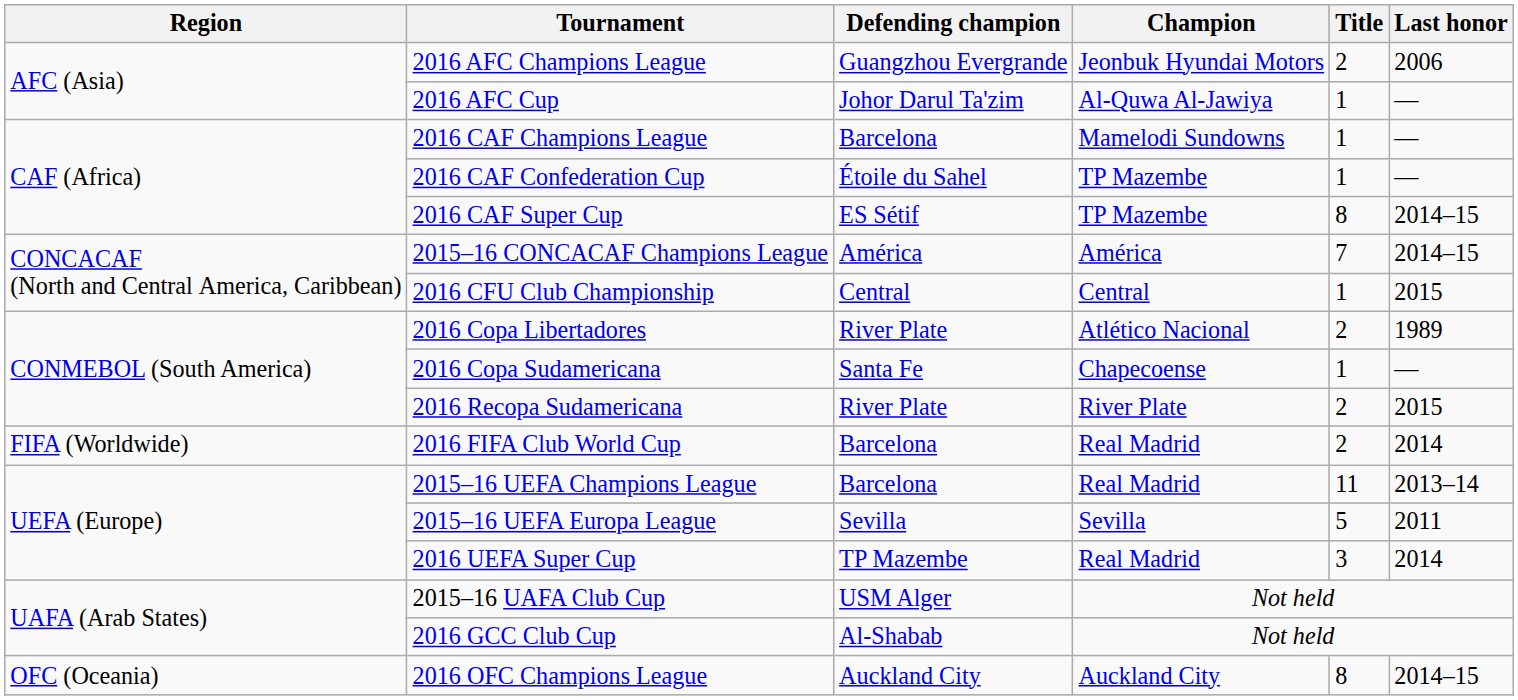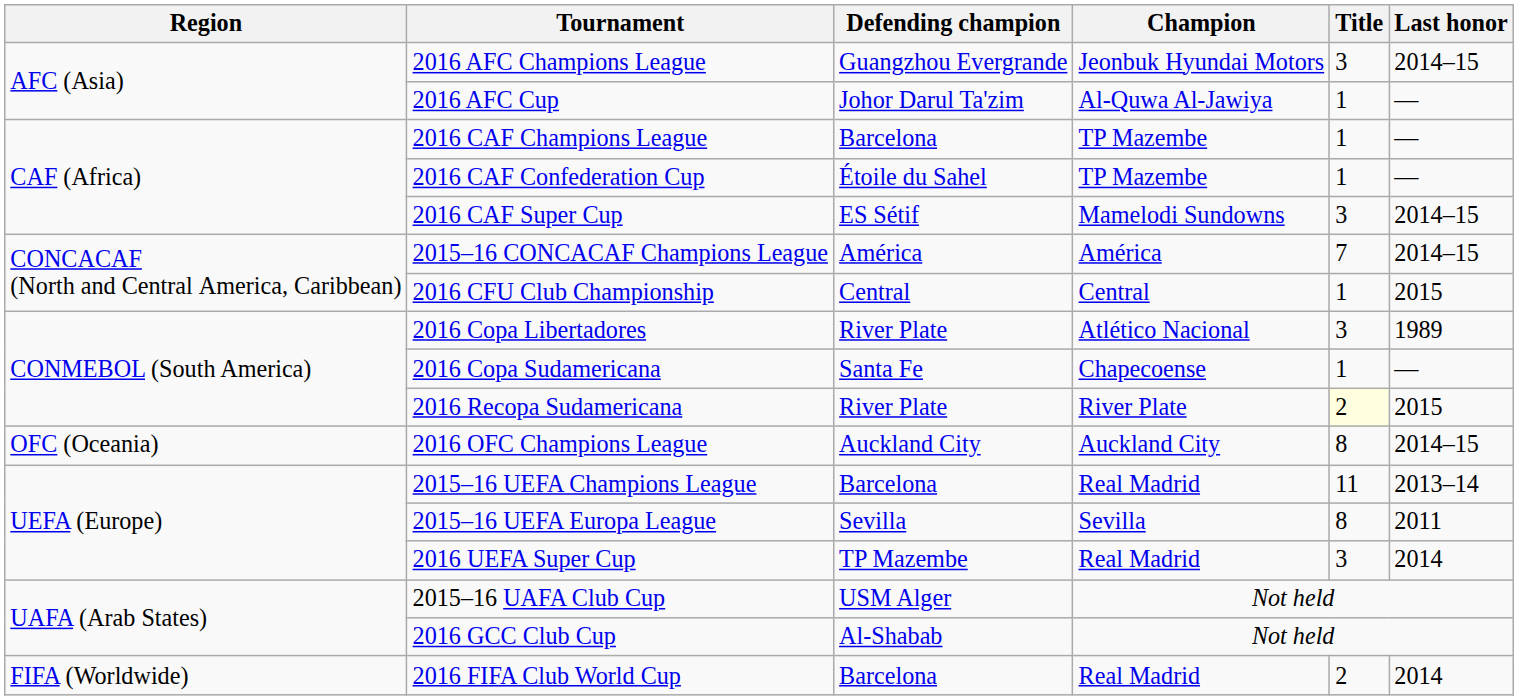(1341, 61) 2 -> (1341, 61) 3
(1418, 61) 2006 -> (1437, 61) 2014–15
(1182, 138) Mamelodi Sundowns -> (1143, 138) TP Mazembe
(1143, 215) TP Mazembe -> (1182, 215) Mamelodi Sundowns
(1341, 215) 8 -> (1341, 215) 3
(1341, 330) 2 -> (1341, 330) 3
(1341, 406) no background -> (1341, 406) lightyellow background
rows swapped: (560, 675) <-> (547, 445)
(1341, 521) 5 -> (1341, 521) 8
